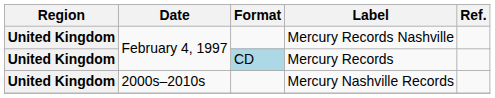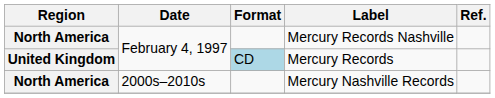(61, 37) United Kingdom -> (61, 37) North America
(61, 81) United Kingdom -> (61, 81) North America
